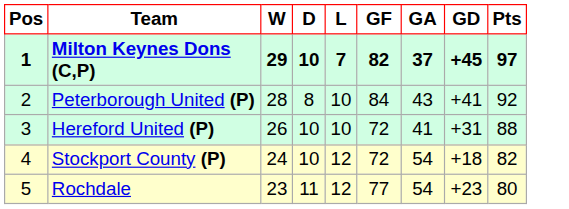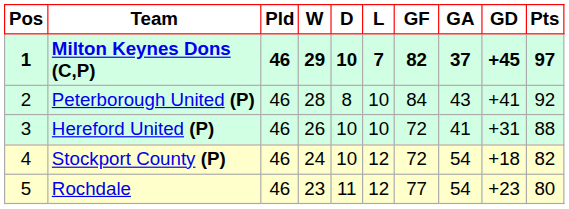+ column: (280, 19)
